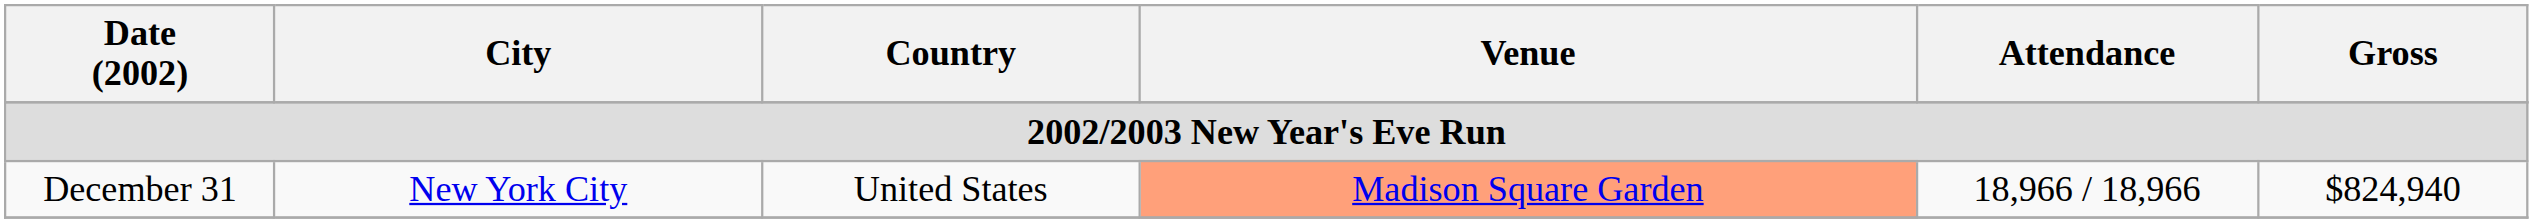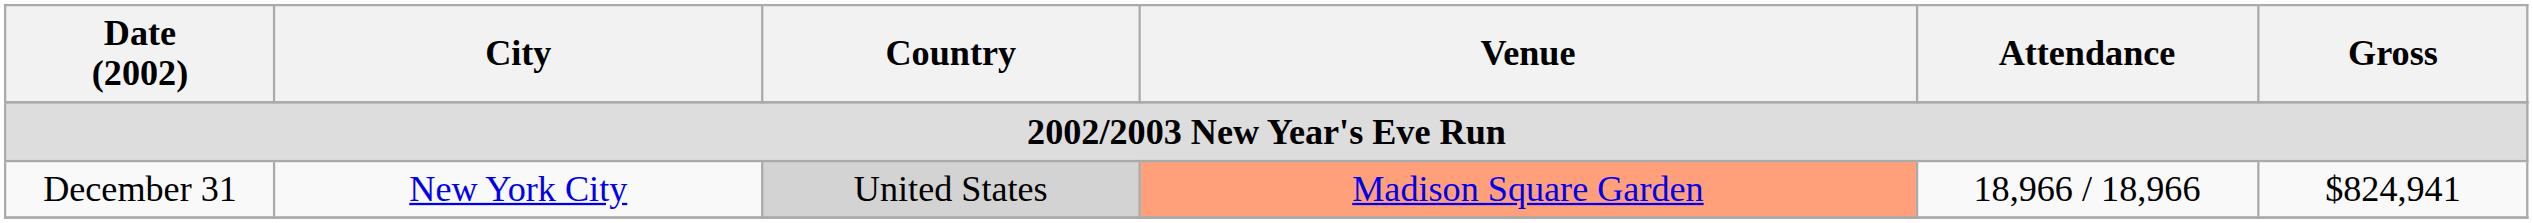(951, 188) no background -> (951, 188) lightgrey background
(2393, 188) $824,940 -> (2393, 188) $824,941
